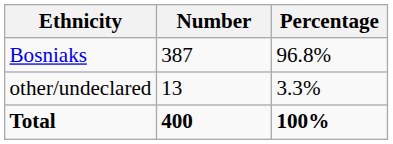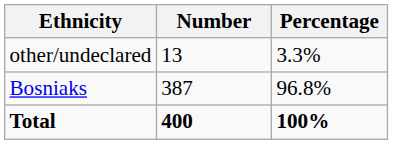rows swapped: (48, 54) <-> (80, 88)
